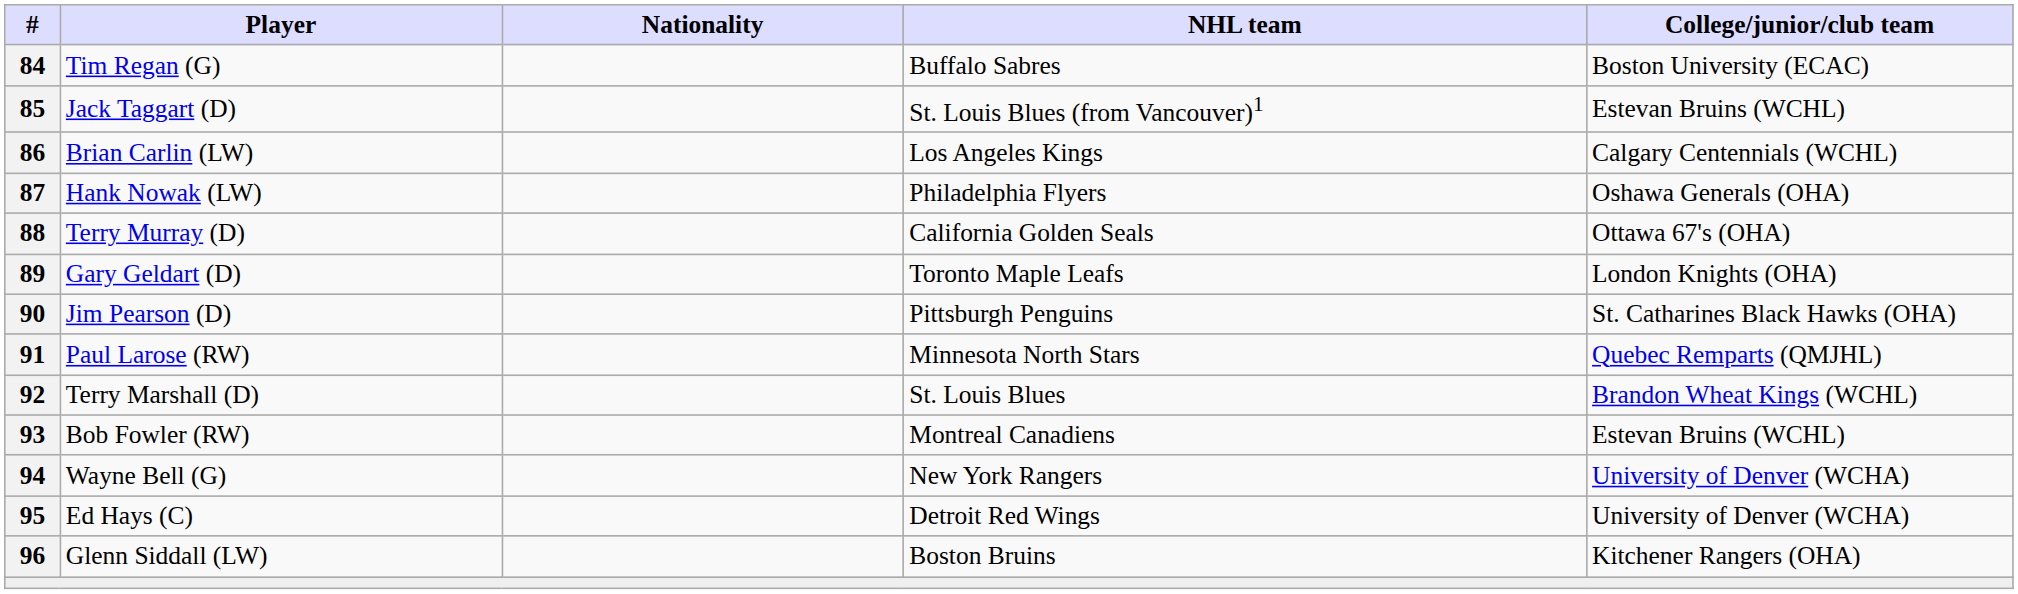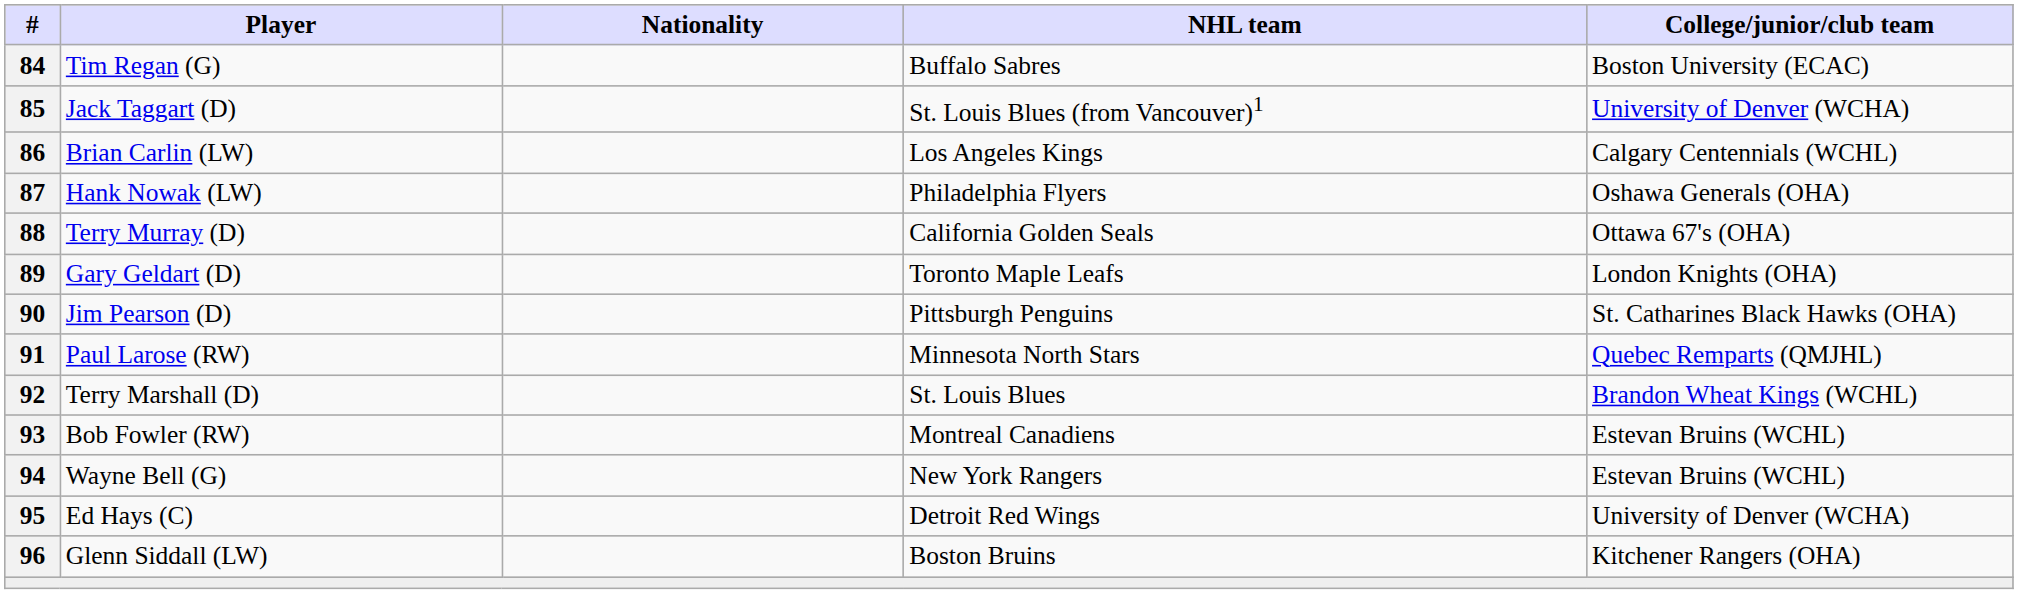(1719, 108) Estevan Bruins (WCHL) -> (1751, 108) University of Denver (WCHA)
(1751, 475) University of Denver (WCHA) -> (1719, 475) Estevan Bruins (WCHL)
